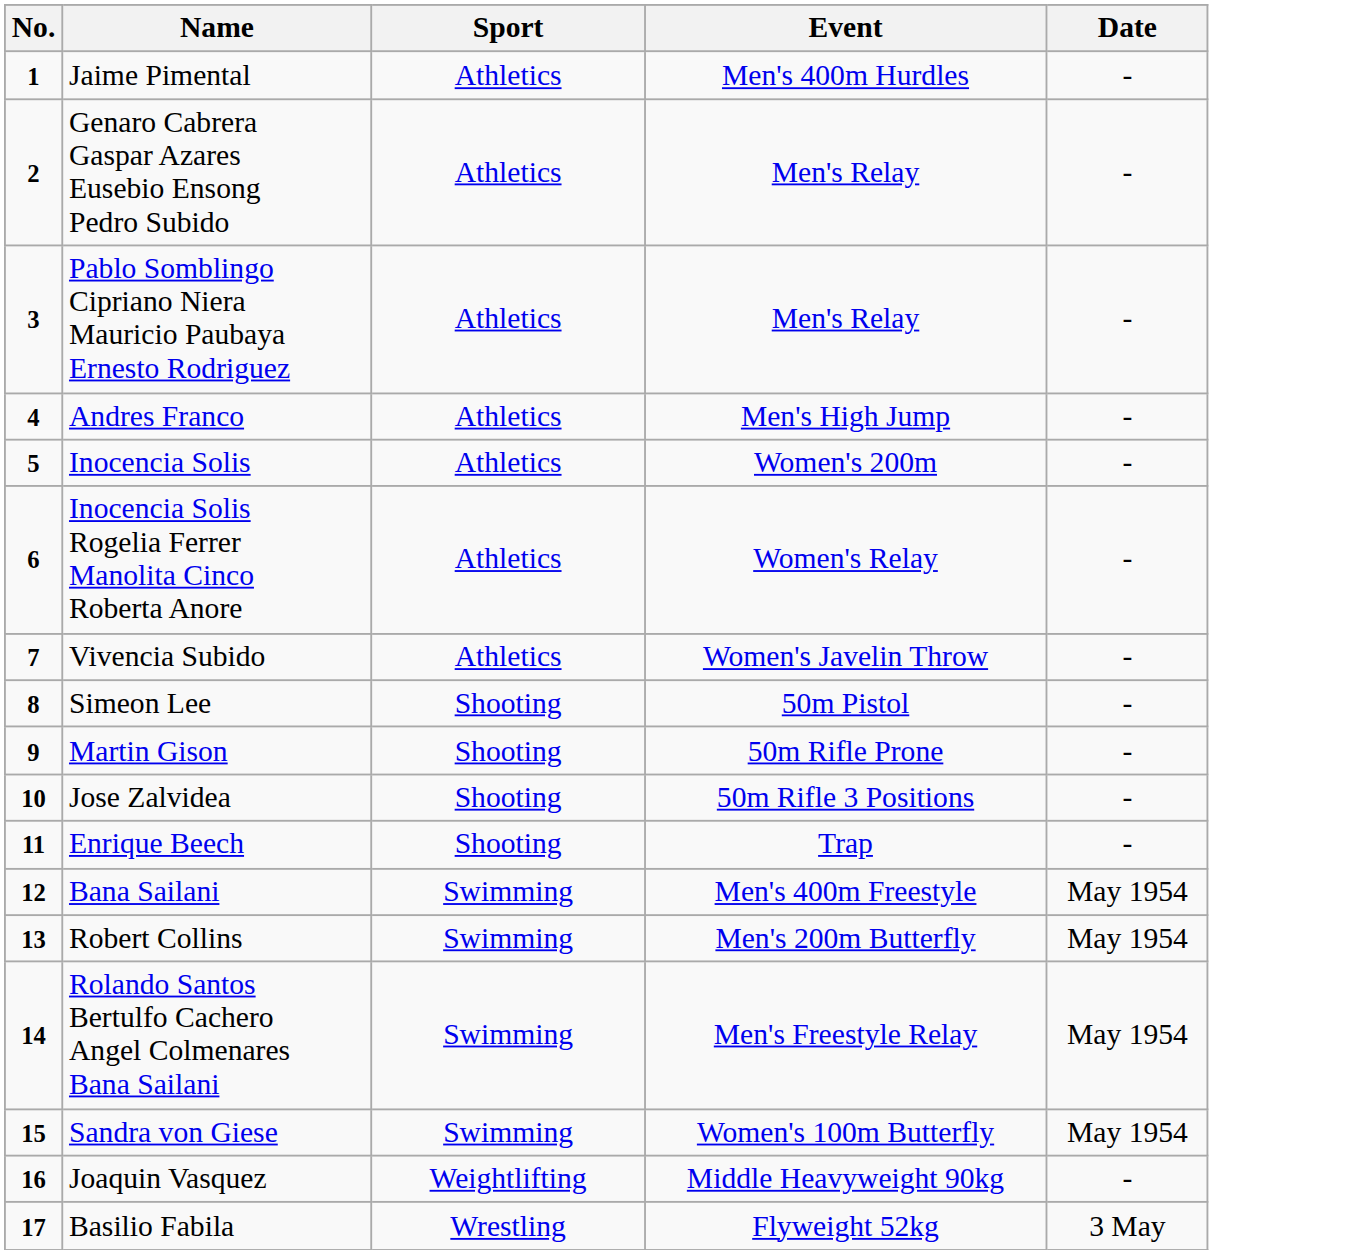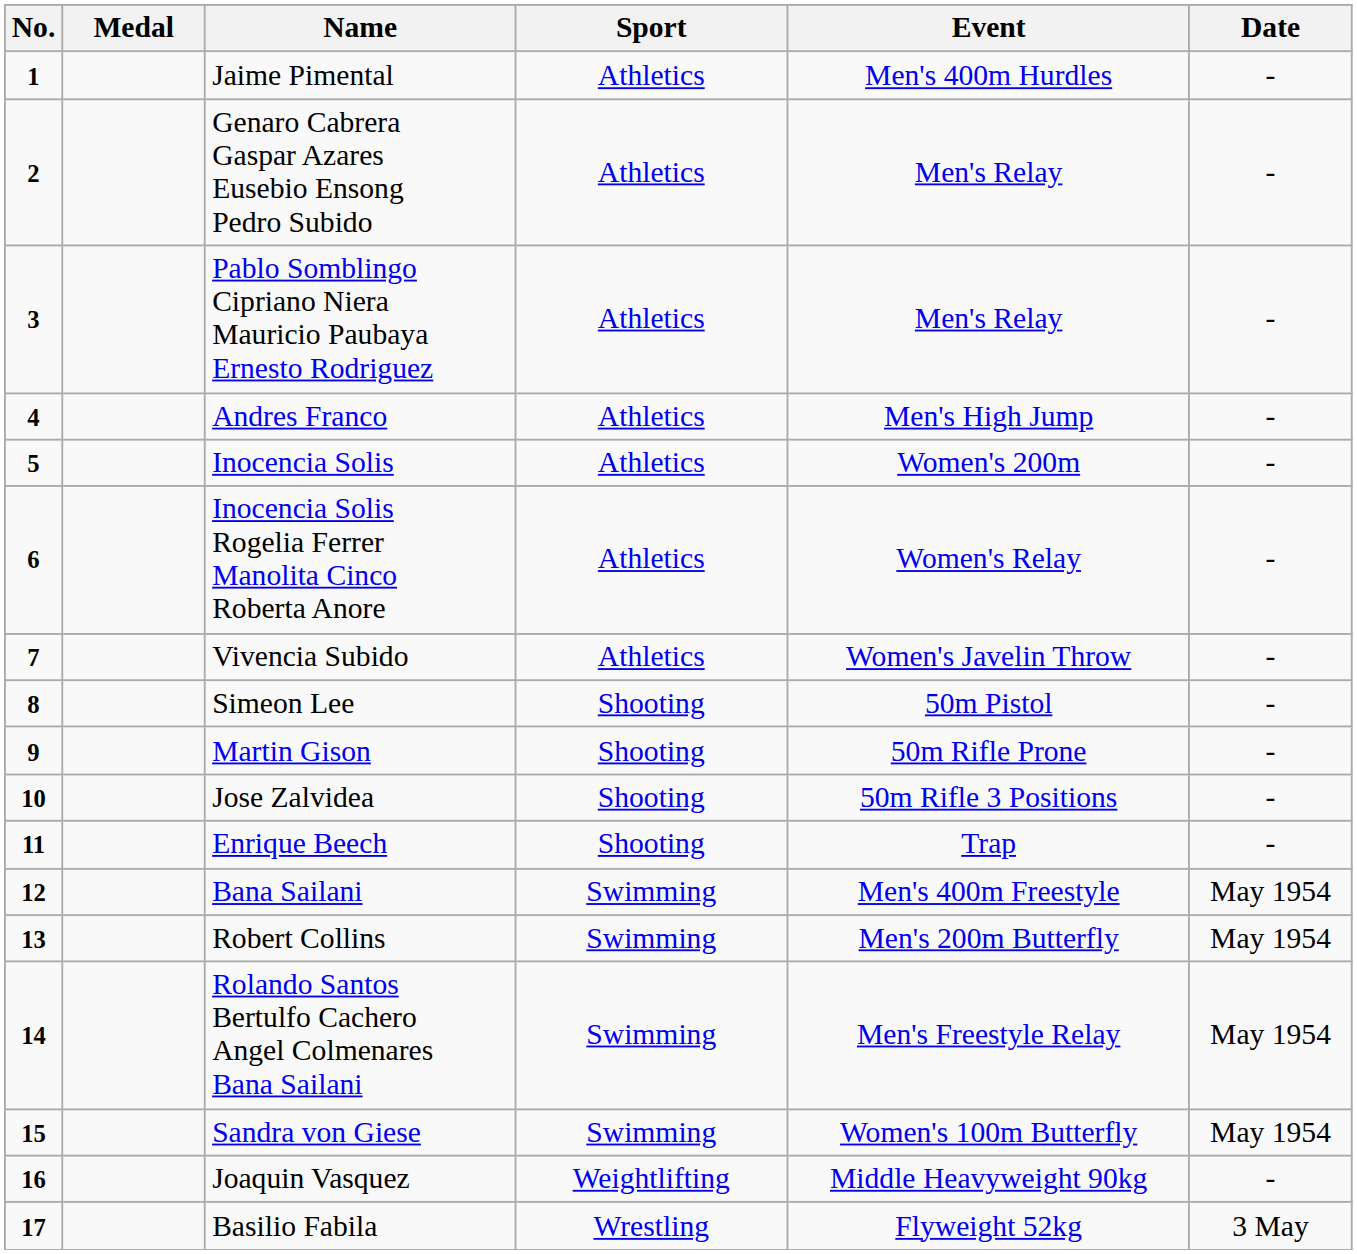+ column: (134, 27)
